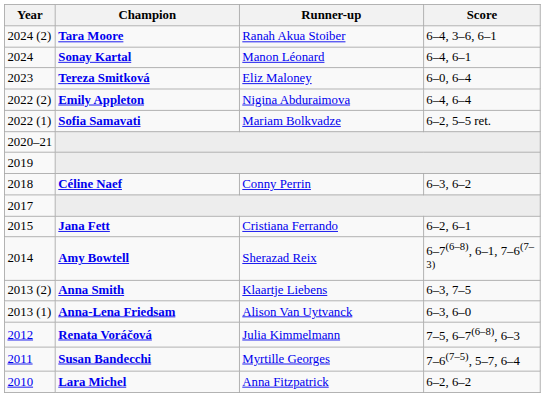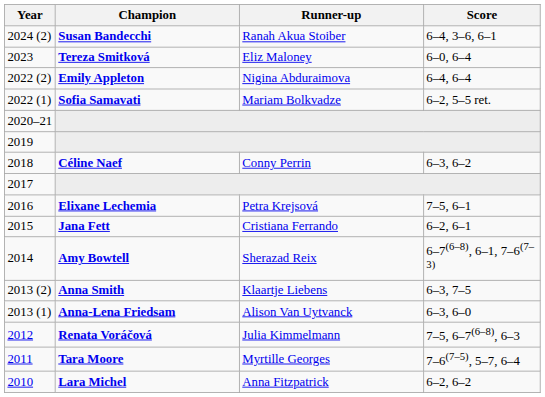(91, 36) Tara Moore -> (105, 36) Susan Bandecchi
- row: (20, 57)
+ row: (20, 205)
(105, 359) Susan Bandecchi -> (91, 359) Tara Moore
